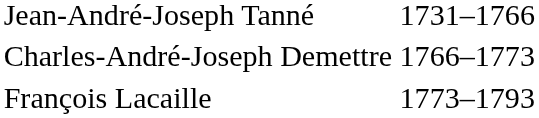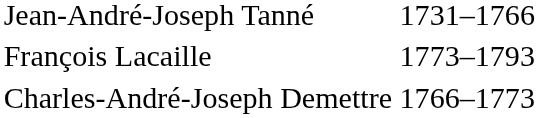rows swapped: (198, 56) <-> (108, 97)
